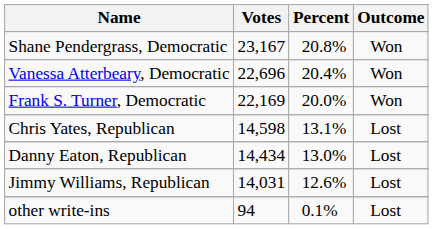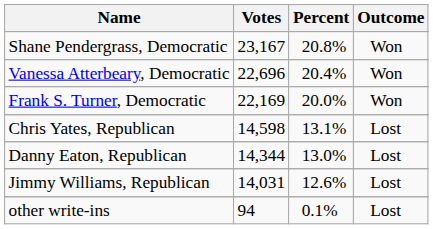(261, 155) 14,434 -> (261, 155) 14,344
